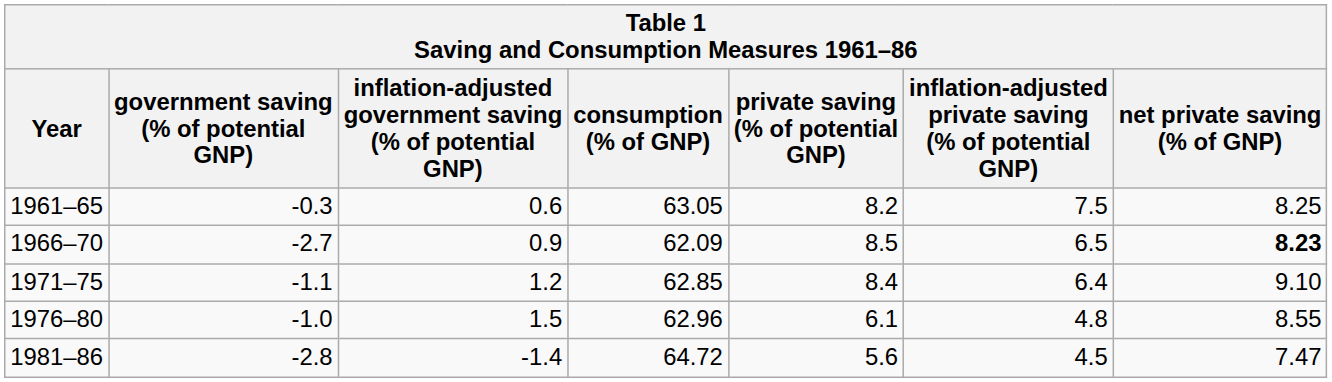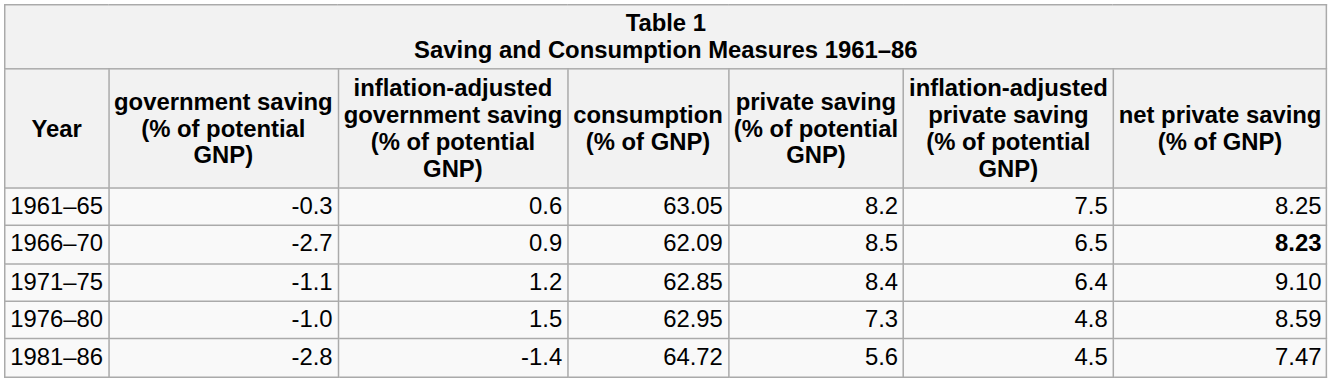(693, 319) 62.96 -> (693, 319) 62.95
(881, 319) 6.1 -> (881, 319) 7.3
(1298, 319) 8.55 -> (1298, 319) 8.59
